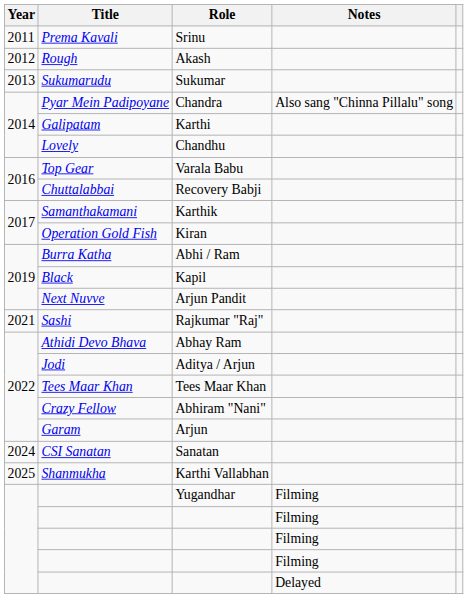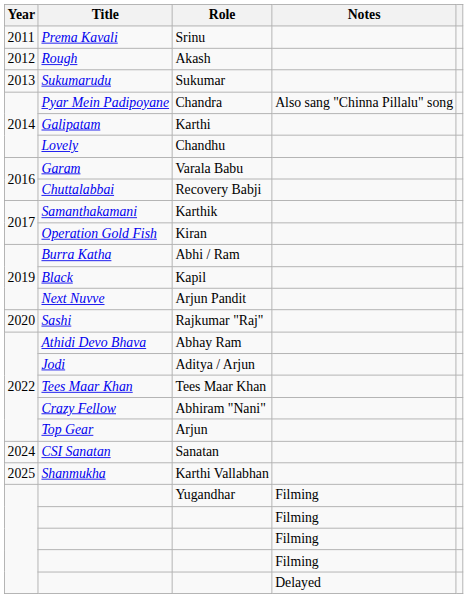(67, 168) Top Gear -> (61, 168) Garam
(21, 320) 2021 -> (21, 320) 2020
(61, 430) Garam -> (67, 430) Top Gear
